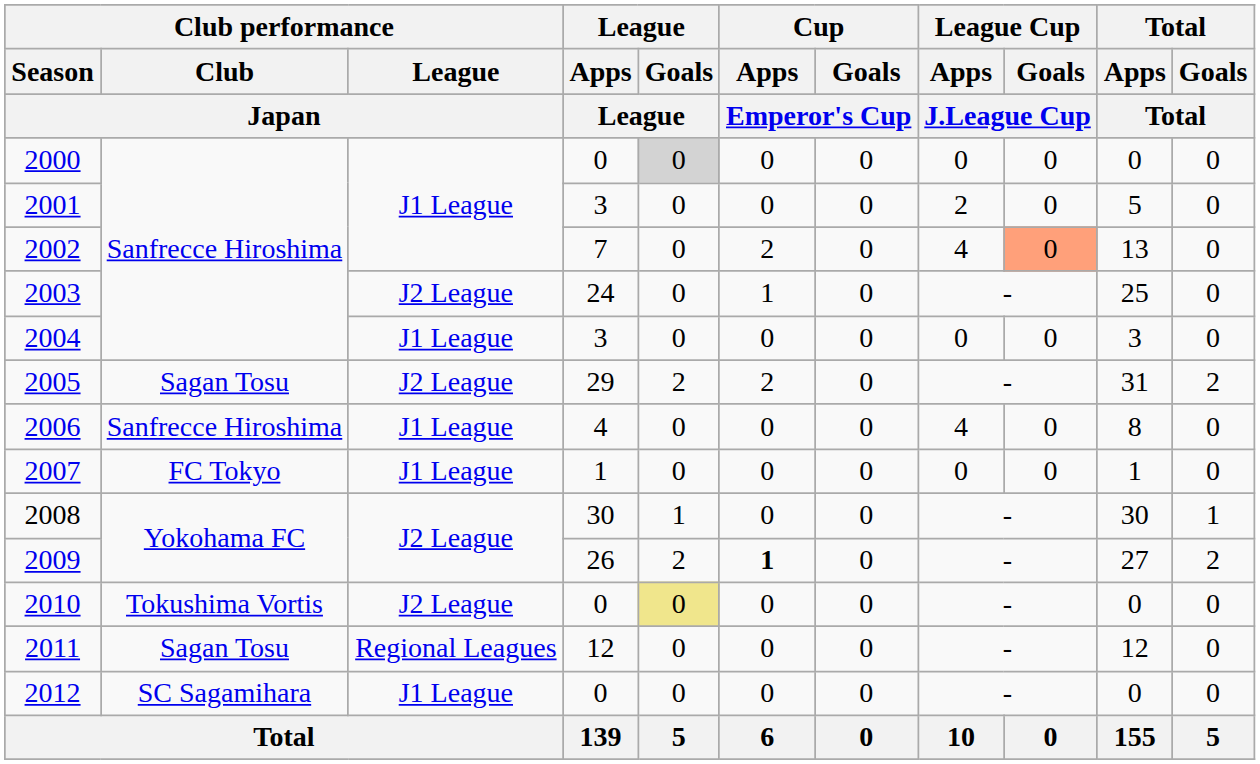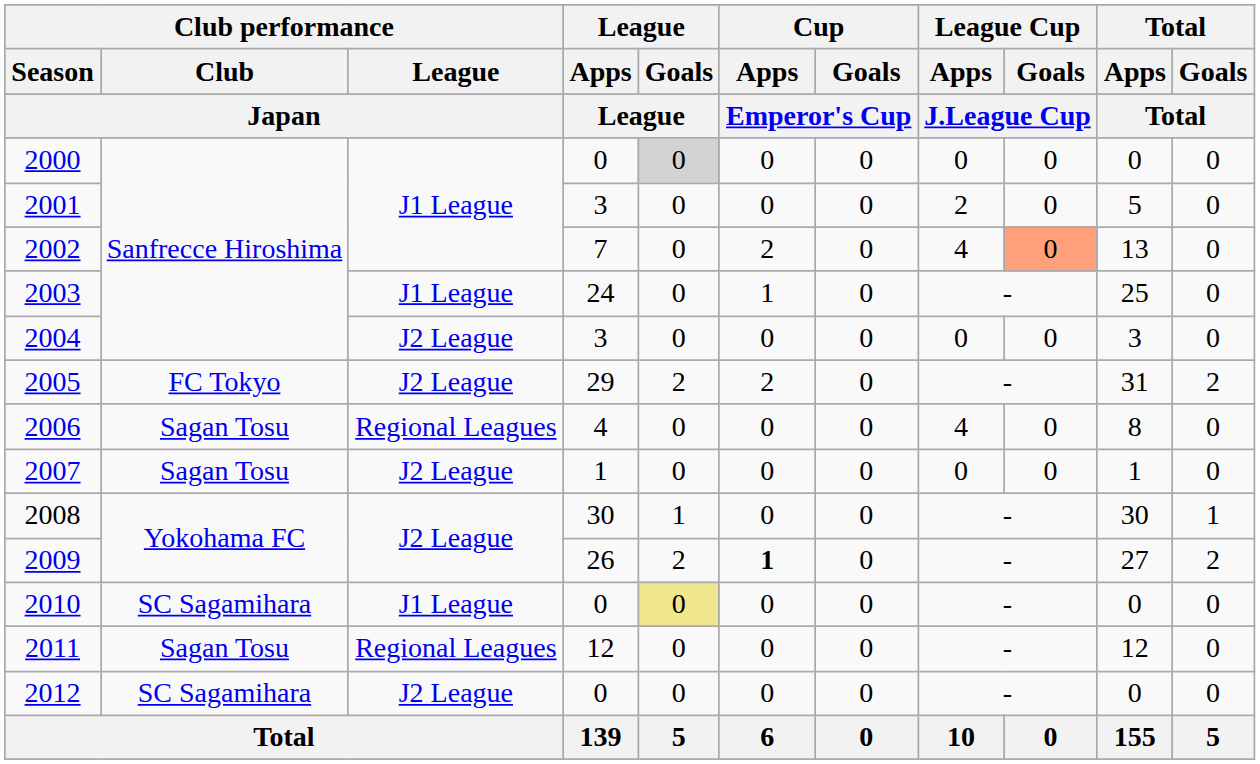(456, 293) J2 League -> (456, 293) J1 League
(456, 337) J1 League -> (456, 337) J2 League
(224, 381) Sagan Tosu -> (224, 381) FC Tokyo
(224, 426) Sanfrecce Hiroshima -> (224, 426) Sagan Tosu
(456, 426) J1 League -> (456, 426) Regional Leagues
(224, 470) FC Tokyo -> (224, 470) Sagan Tosu
(456, 470) J1 League -> (456, 470) J2 League
(224, 603) Tokushima Vortis -> (224, 603) SC Sagamihara
(456, 603) J2 League -> (456, 603) J1 League
(456, 692) J1 League -> (456, 692) J2 League
